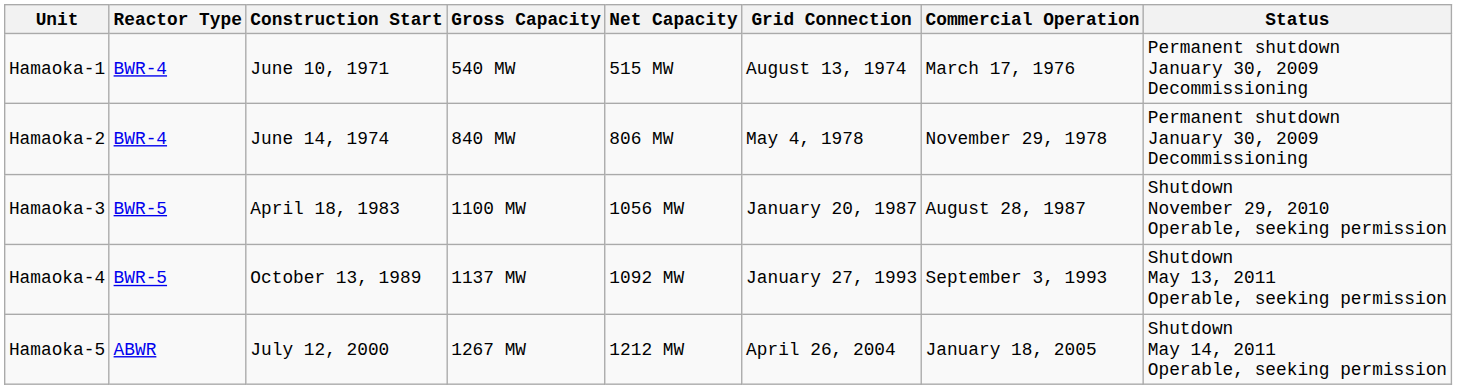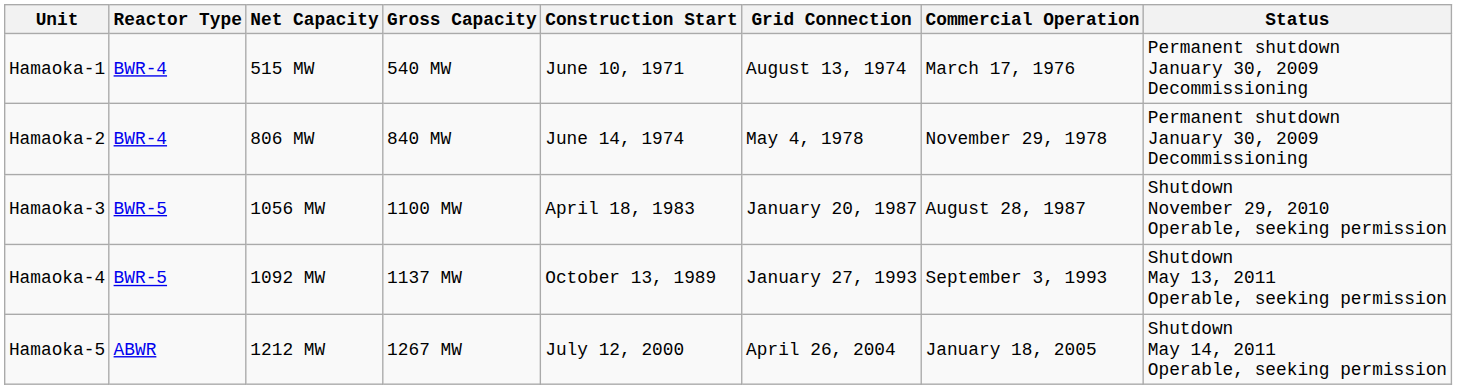columns swapped: (673, 19) <-> (347, 19)
